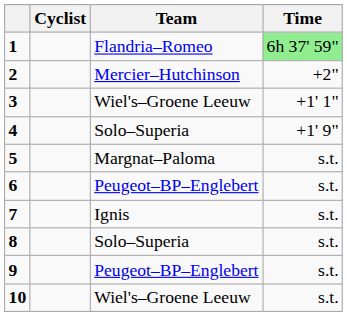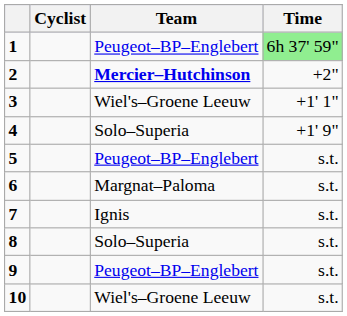(153, 46) Flandria–Romeo -> (176, 46) Peugeot–BP–Englebert
(167, 74) normal -> (172, 74) bold
(155, 158) Margnat–Paloma -> (176, 158) Peugeot–BP–Englebert
(176, 185) Peugeot–BP–Englebert -> (155, 185) Margnat–Paloma
